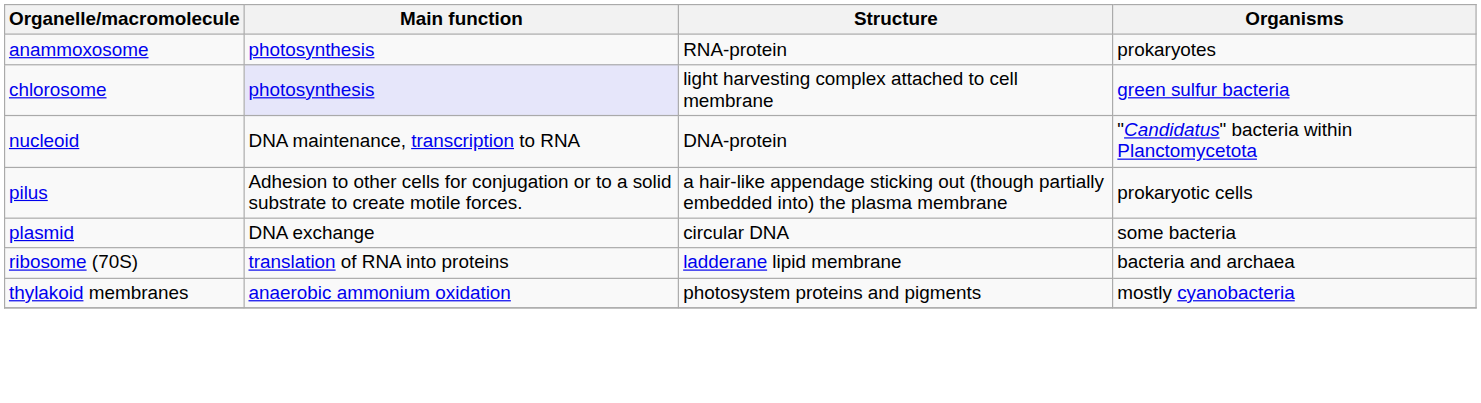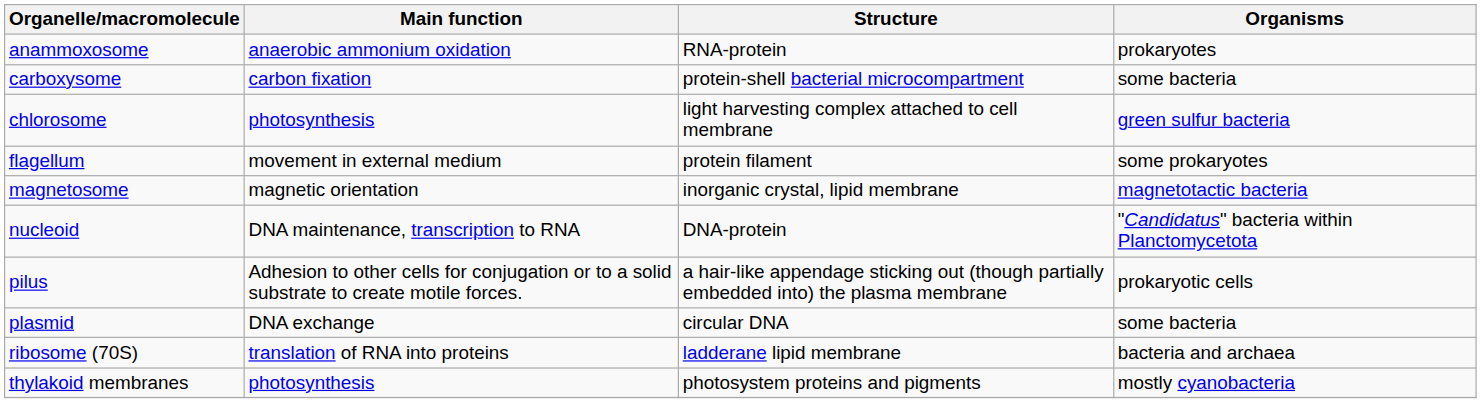(311, 49) photosynthesis -> (380, 49) anaerobic ammonium oxidation
+ row: (65, 79)
(311, 89) lavender background -> (311, 119) no background
+ row: (47, 160)
+ row: (69, 190)
(380, 292) anaerobic ammonium oxidation -> (311, 382) photosynthesis
